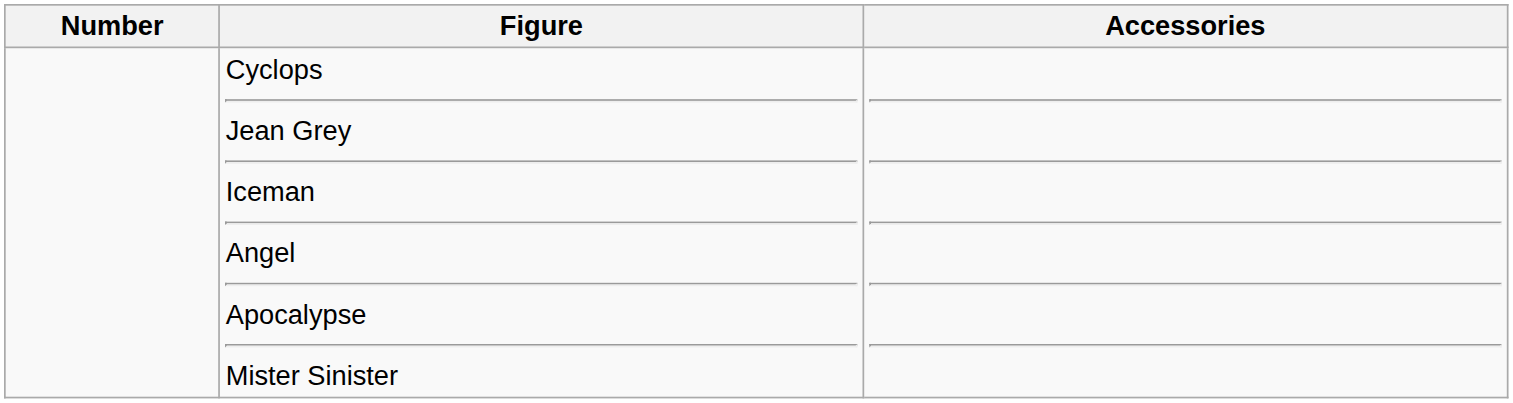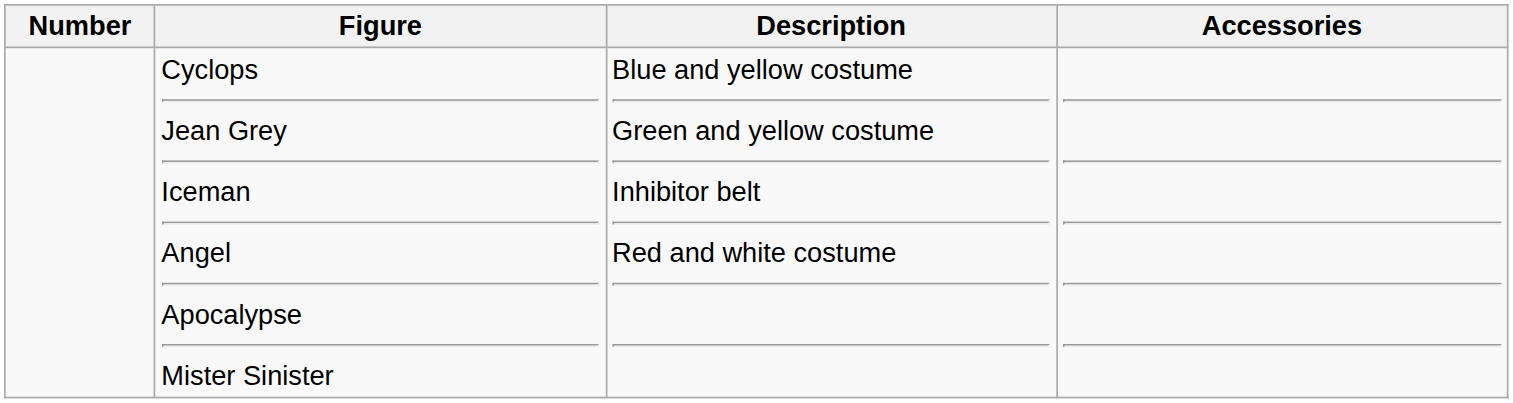+ column: (831, 26)
